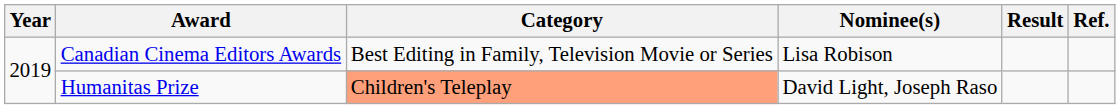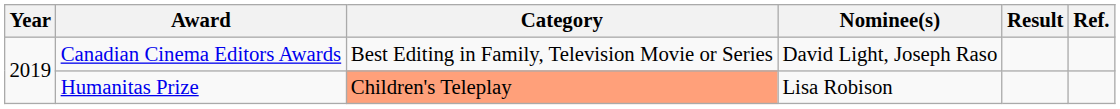(838, 53) Lisa Robison -> (890, 53) David Light, Joseph Raso
(890, 86) David Light, Joseph Raso -> (838, 86) Lisa Robison
